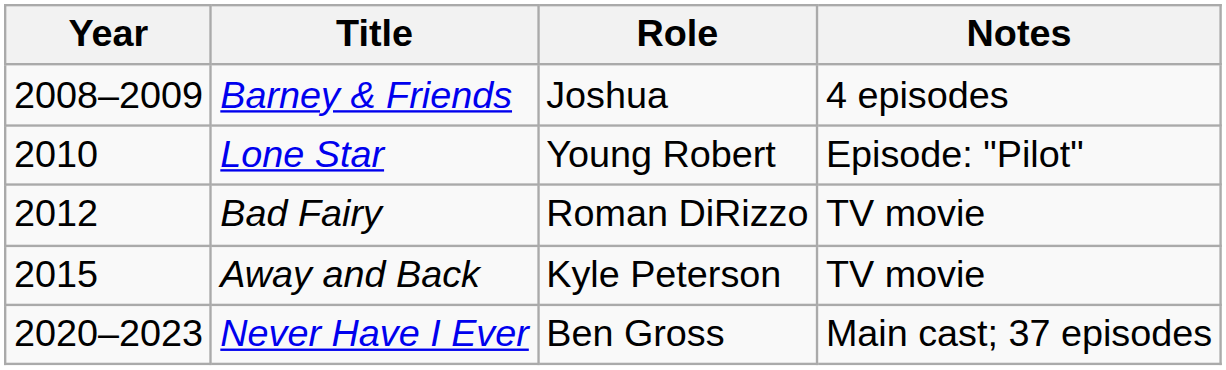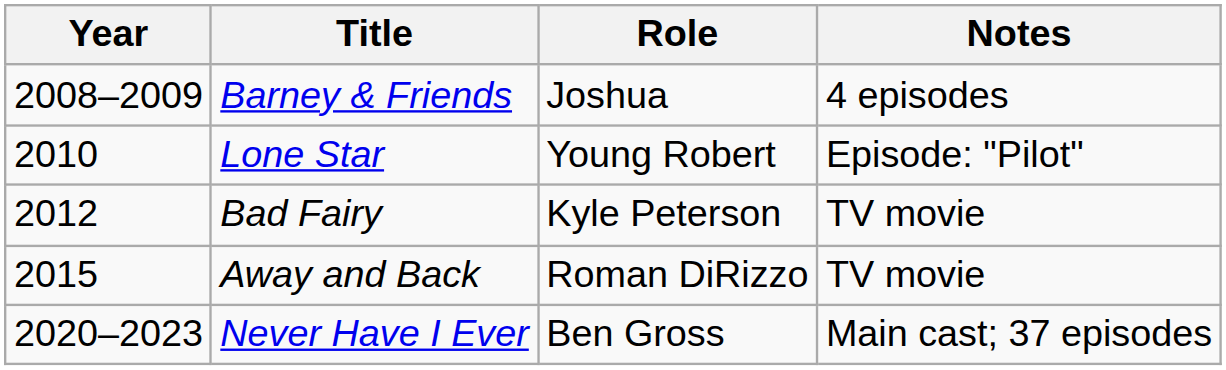(677, 214) Roman DiRizzo -> (664, 214) Kyle Peterson
(664, 273) Kyle Peterson -> (677, 273) Roman DiRizzo
